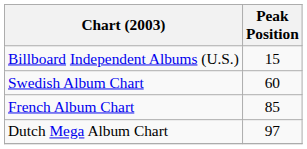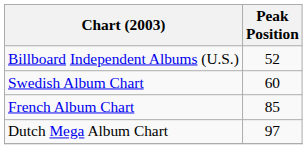(272, 58) 15 -> (272, 58) 52
